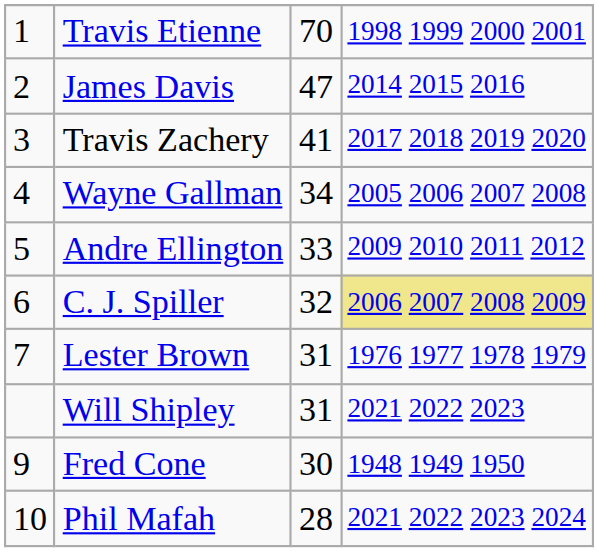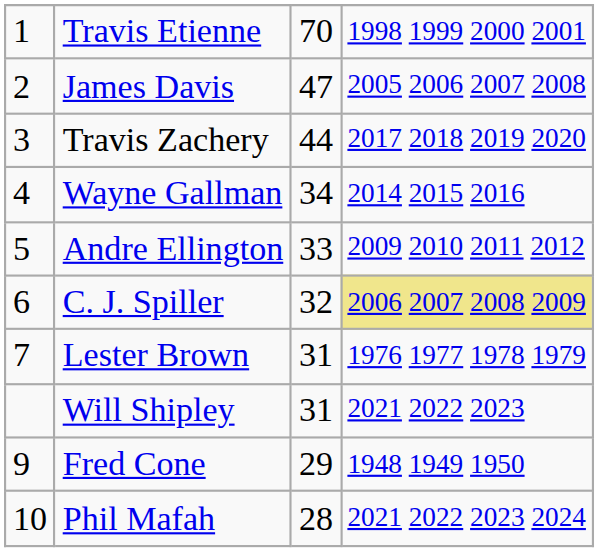(436, 85) 2014 2015 2016 -> (467, 85) 2005 2006 2007 2008
(316, 139) 41 -> (316, 139) 44
(467, 193) 2005 2006 2007 2008 -> (436, 193) 2014 2015 2016
(316, 463) 30 -> (316, 463) 29
